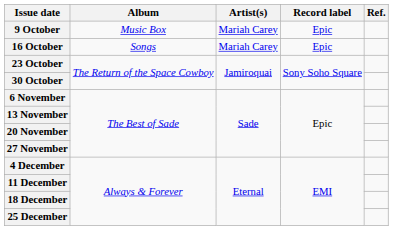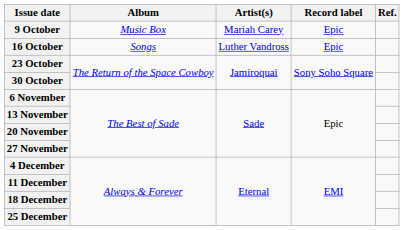(248, 47) Mariah Carey -> (254, 47) Luther Vandross
